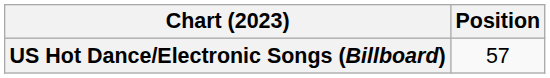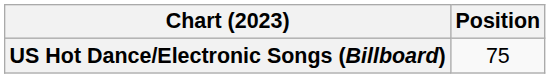(498, 55) 57 -> (498, 55) 75
